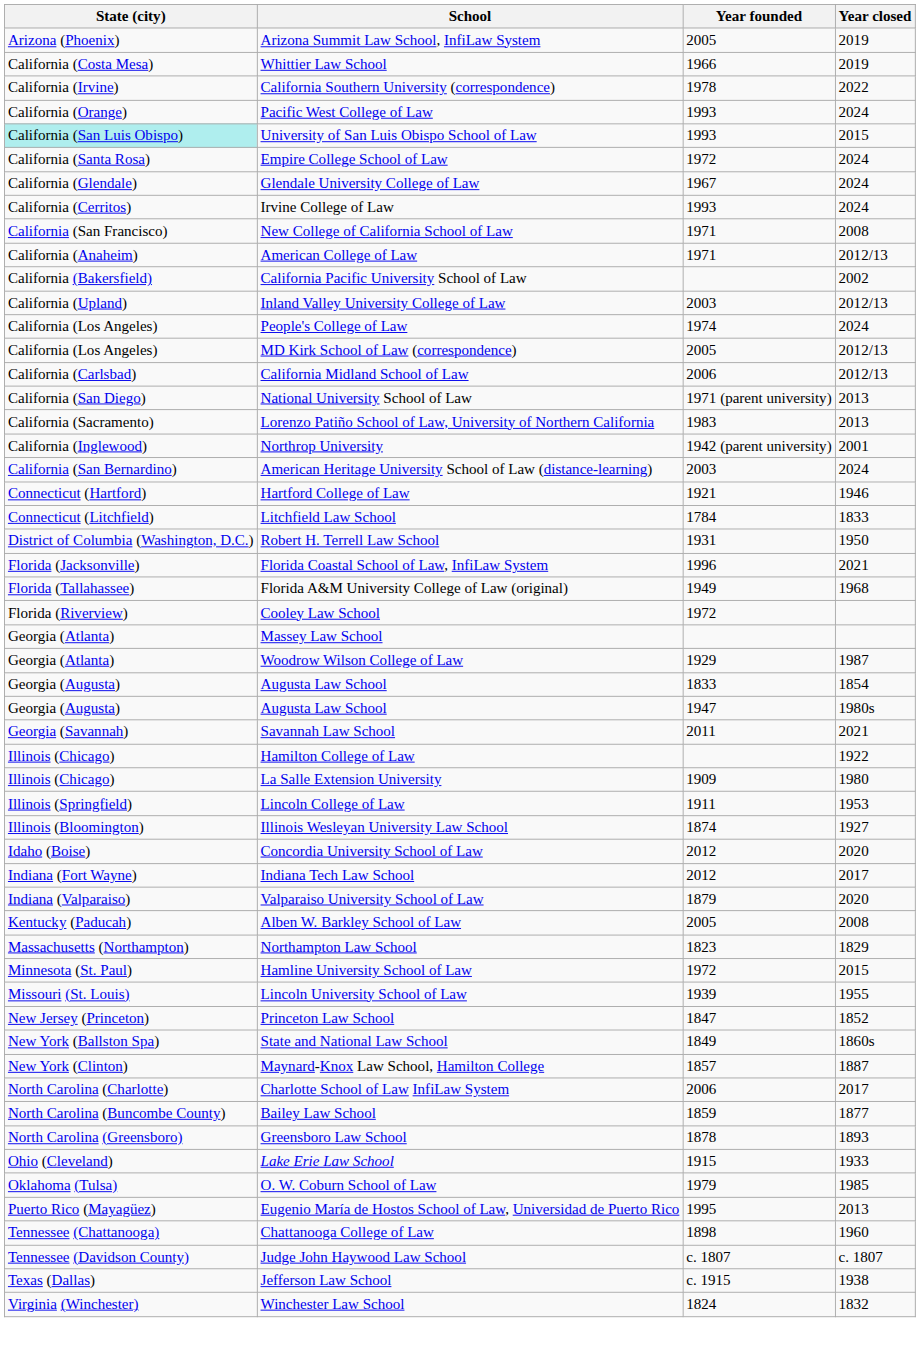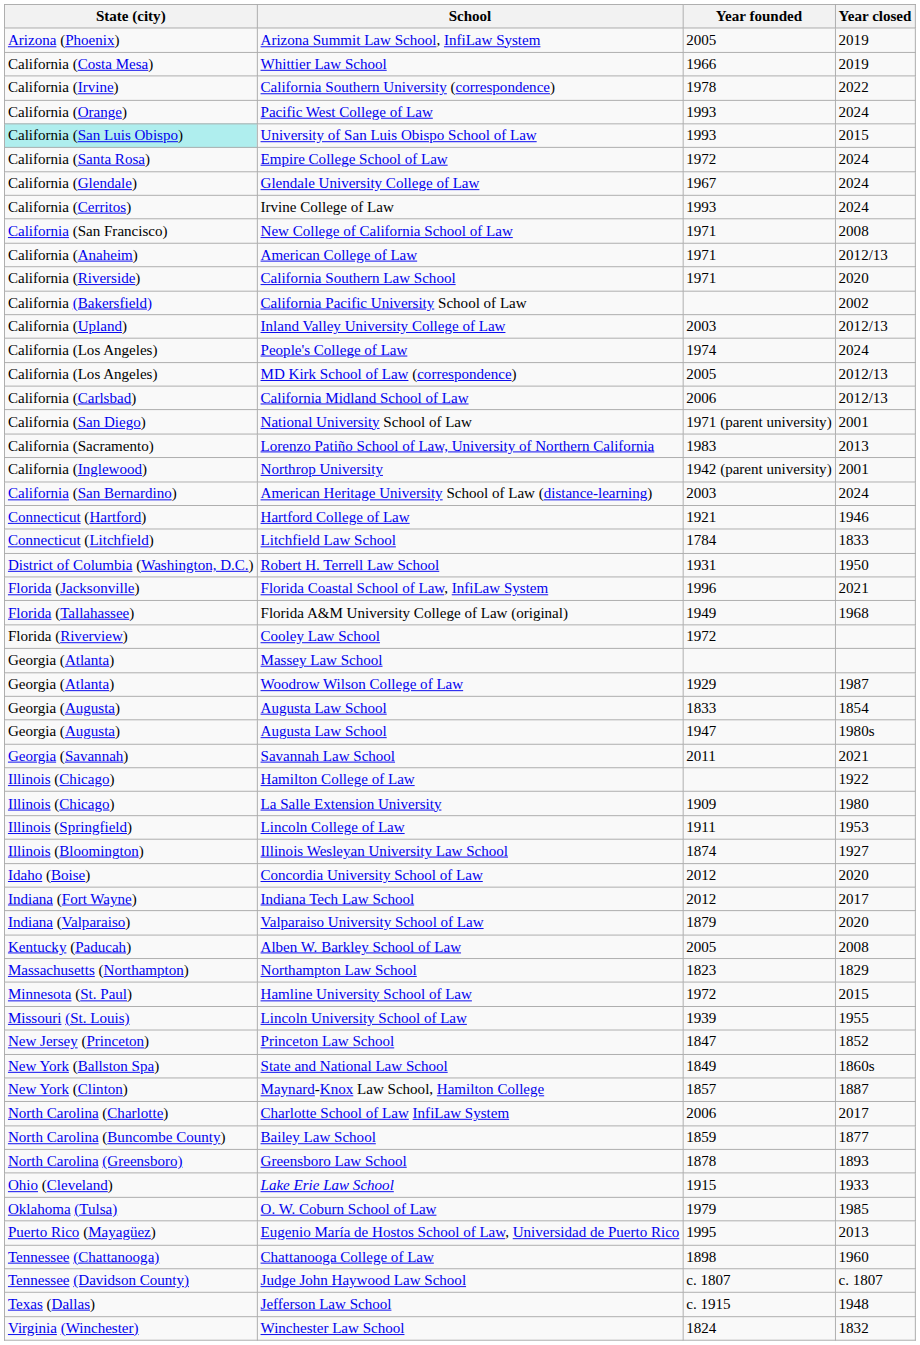+ row: (358, 278)
(854, 398) 2013 -> (854, 421) 2001
(854, 1280) 1938 -> (854, 1304) 1948
